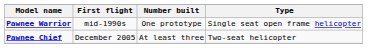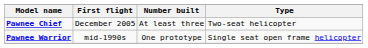rows swapped: (39, 23) <-> (34, 36)
